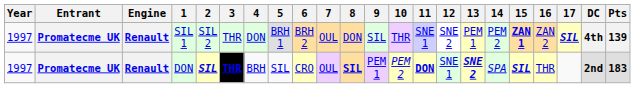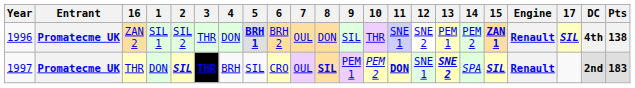columns swapped: (147, 13) <-> (545, 13)
(20, 37) 1997 -> (20, 37) 1996
(280, 37) normal -> (255, 37) bold
(618, 37) 139 -> (618, 37) 138
